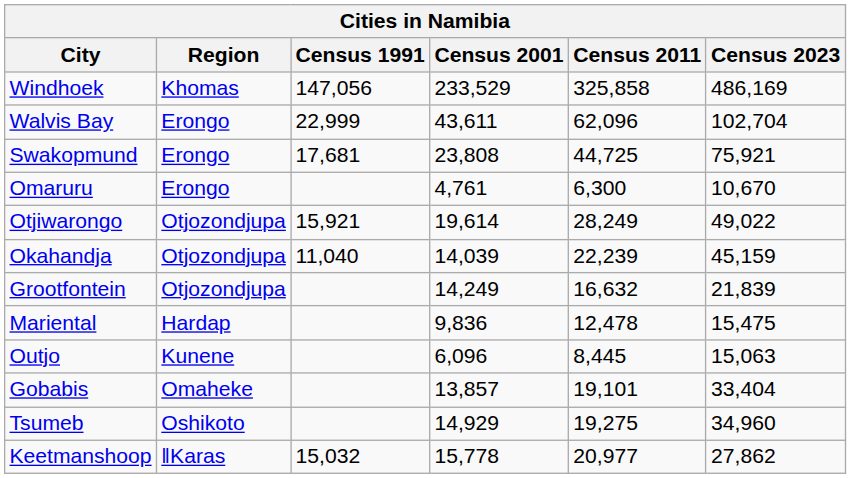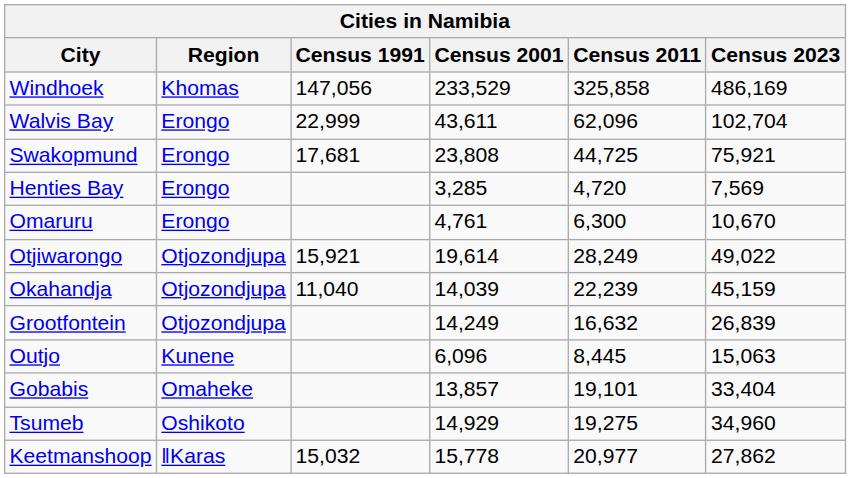+ row: (66, 188)
(743, 289) 21,839 -> (743, 322) 26,839
- row: (53, 322)
